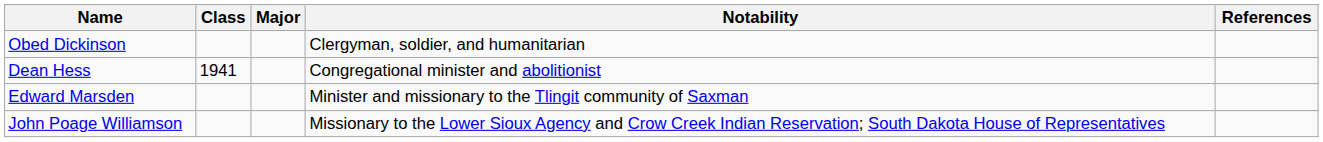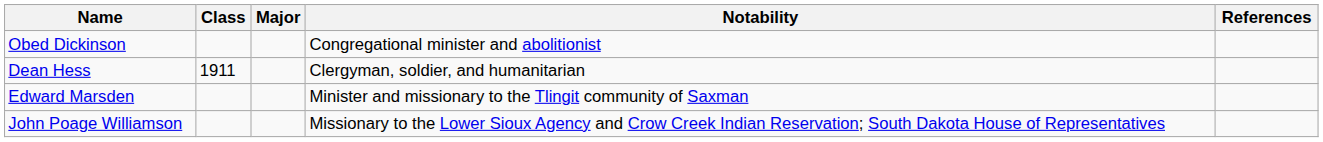(447, 44) Clergyman, soldier, and humanitarian -> (455, 44) Congregational minister and abolitionist
(218, 70) 1941 -> (218, 70) 1911
(455, 70) Congregational minister and abolitionist -> (447, 70) Clergyman, soldier, and humanitarian
